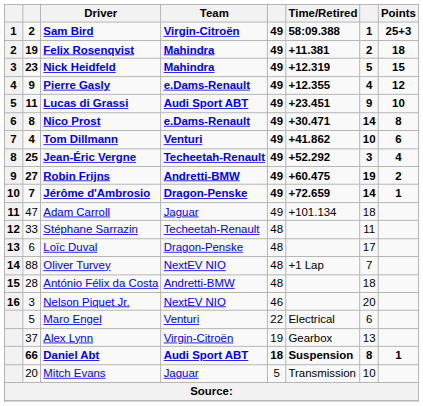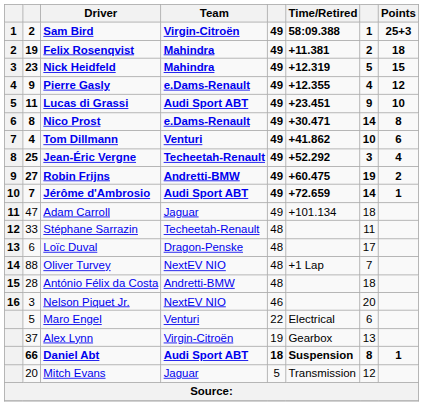(206, 193) Dragon-Penske -> (206, 193) Audi Sport ABT
(369, 373) 10 -> (369, 373) 12
